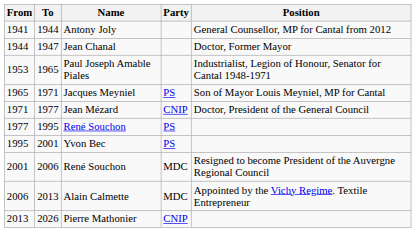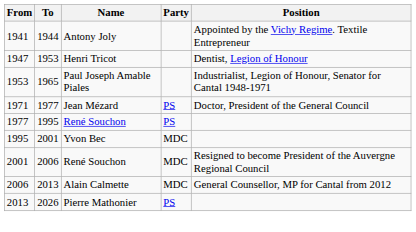(292, 30) General Counsellor, MP for Cantal from 2012 -> (281, 36) Appointed by the Vichy Regime. Textile Entrepreneur
- row: (18, 47)
+ row: (18, 59)
- row: (18, 93)
(176, 110) CNIP -> (169, 105) PS
(169, 144) PS -> (176, 139) MDC
(281, 196) Appointed by the Vichy Regime. Textile Entrepreneur -> (292, 185) General Counsellor, MP for Cantal from 2012
(176, 219) CNIP -> (169, 202) PS
